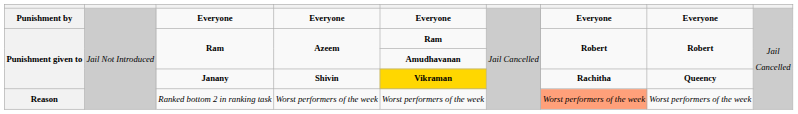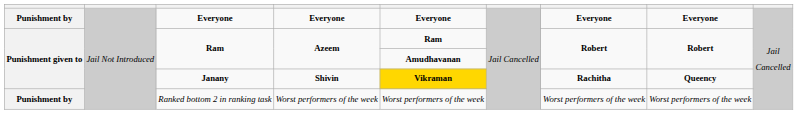(44, 99) Reason -> (44, 99) Punishment by
(594, 99) lightsalmon background -> (594, 99) no background
